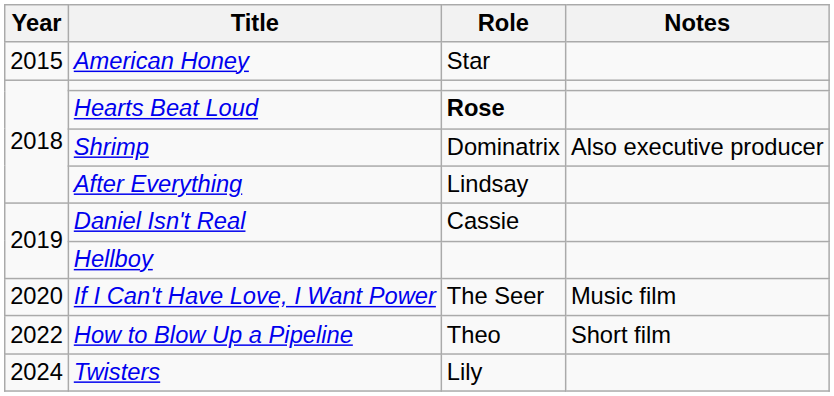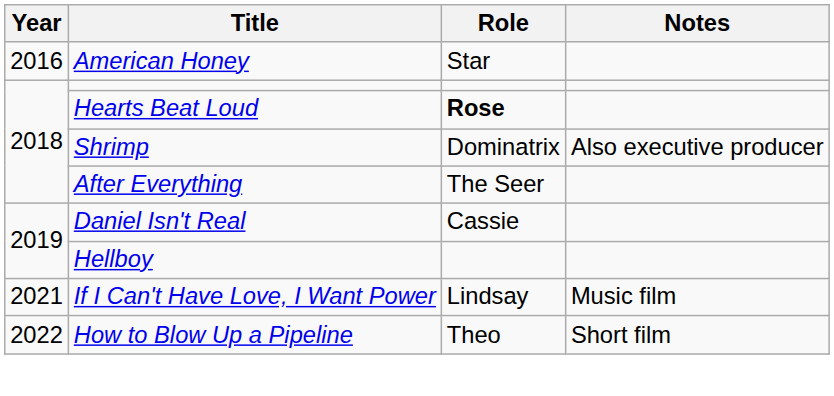(37, 60) 2015 -> (37, 60) 2016
(488, 184) Lindsay -> (495, 184) The Seer
(37, 297) 2020 -> (37, 297) 2021
(495, 297) The Seer -> (488, 297) Lindsay
- row: (117, 372)
